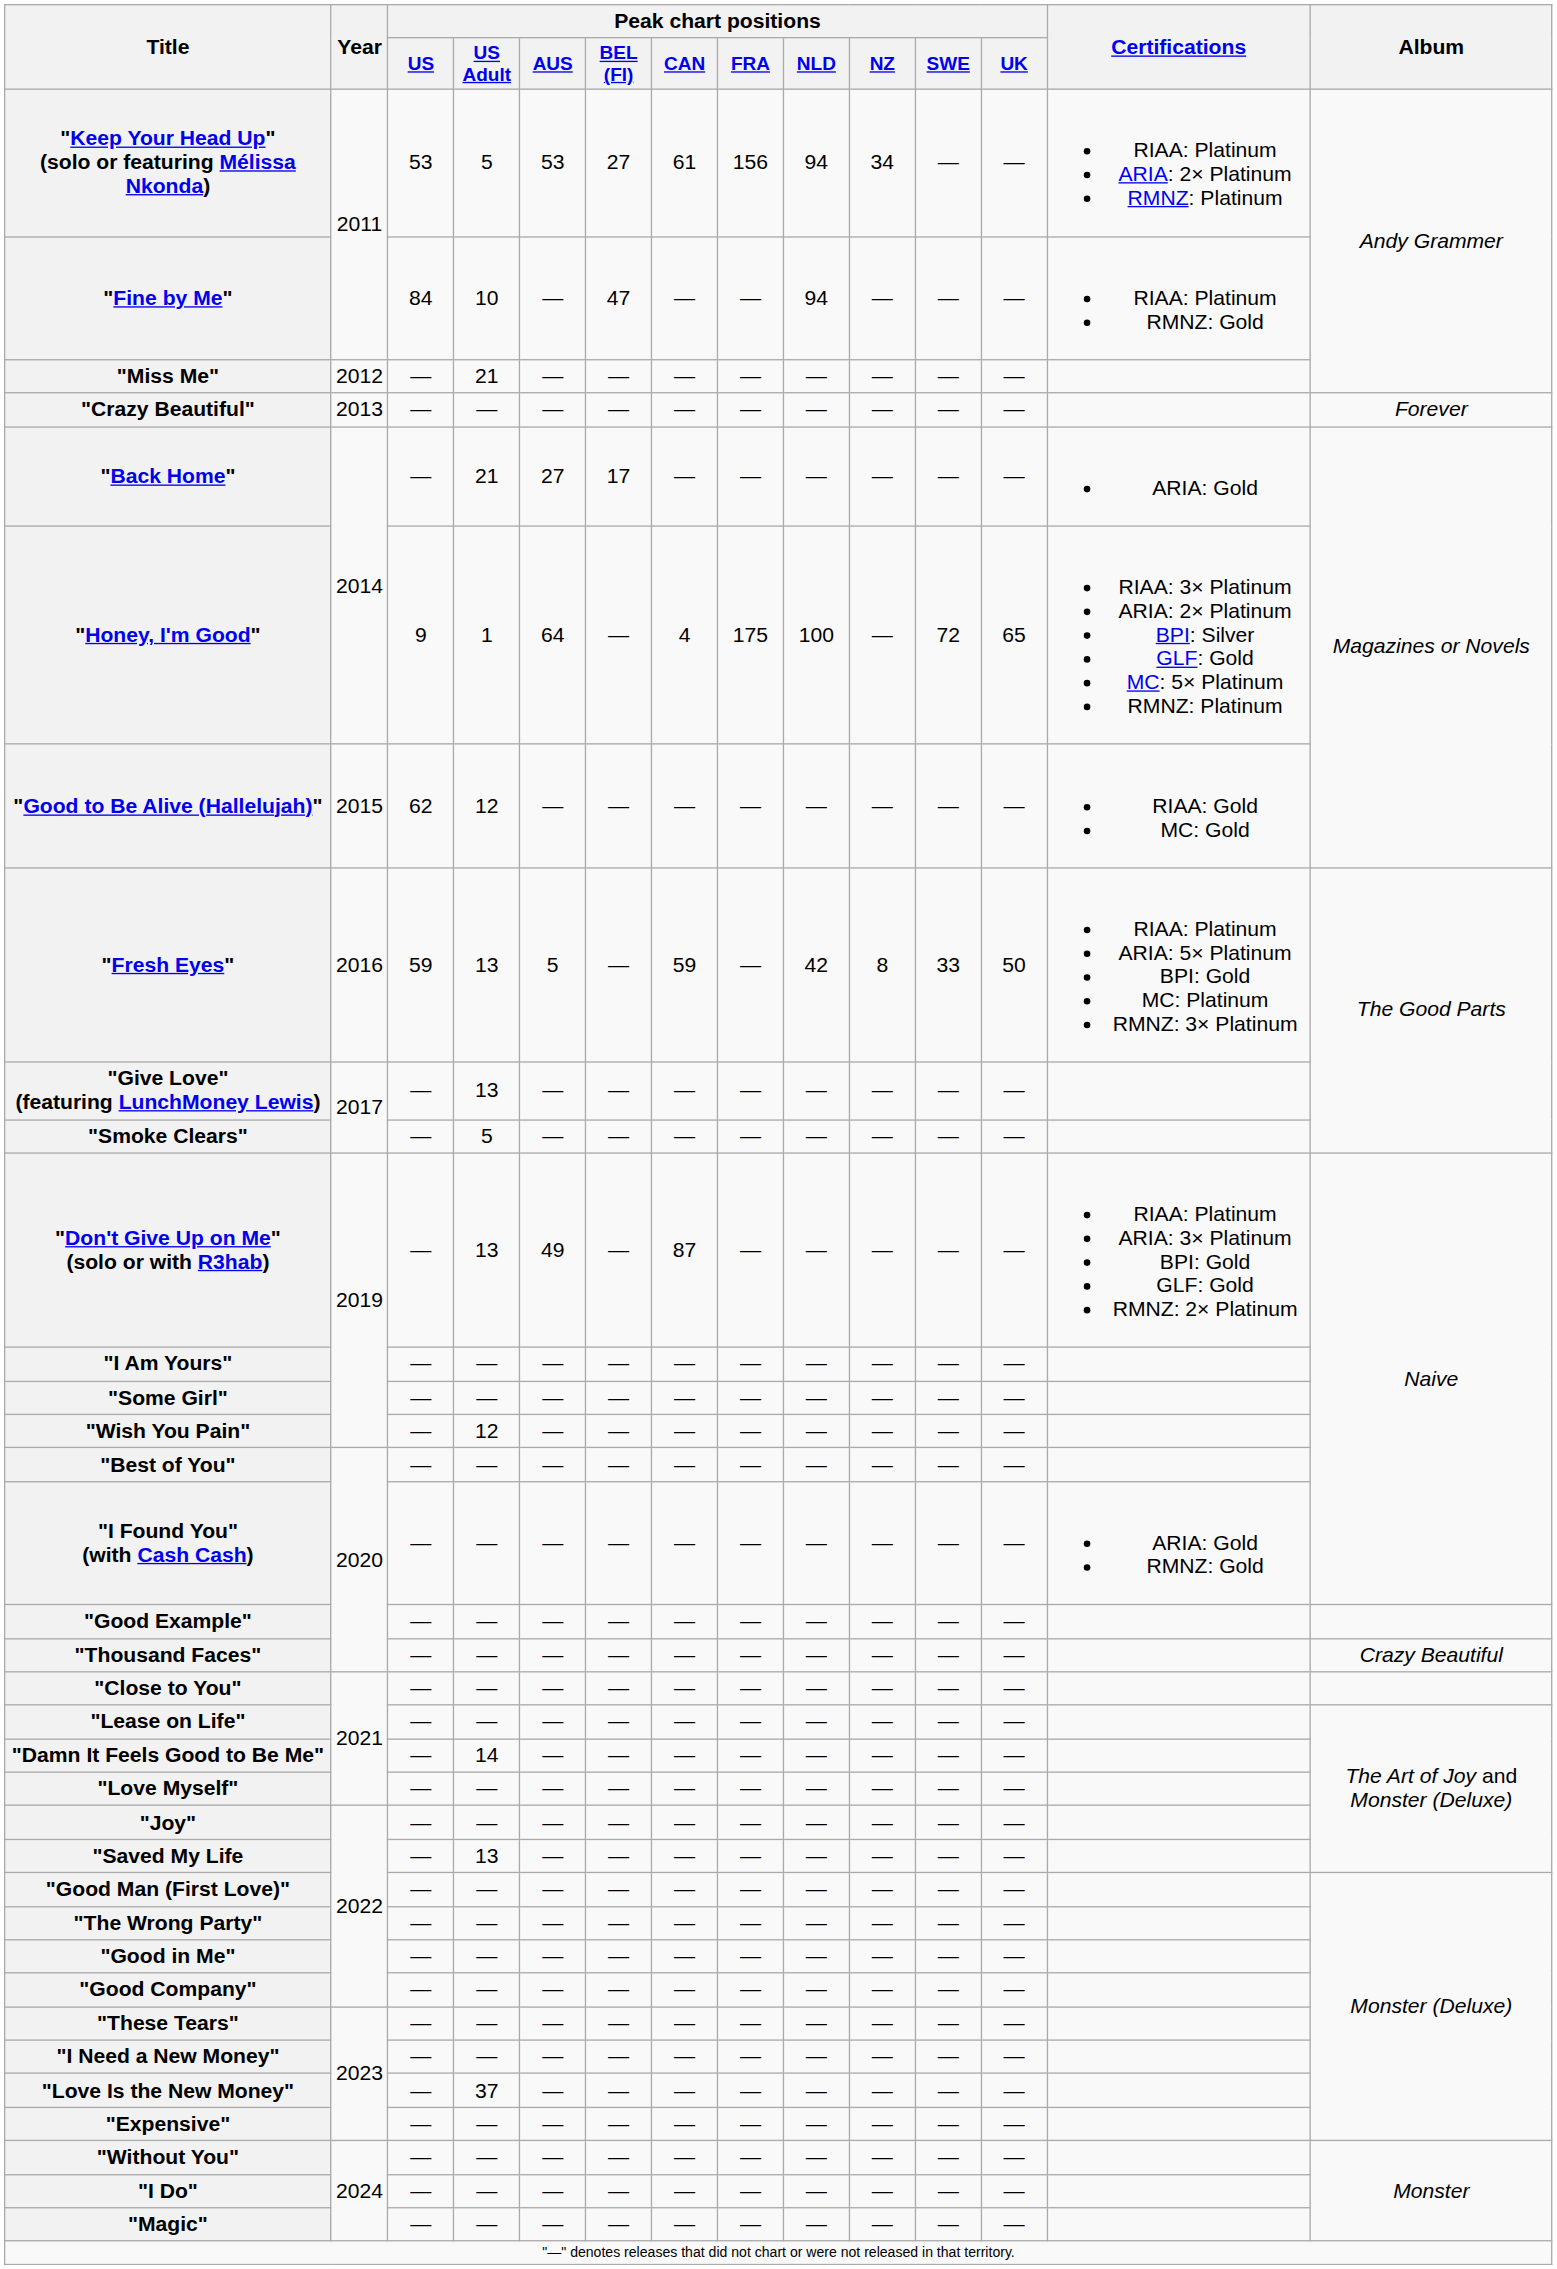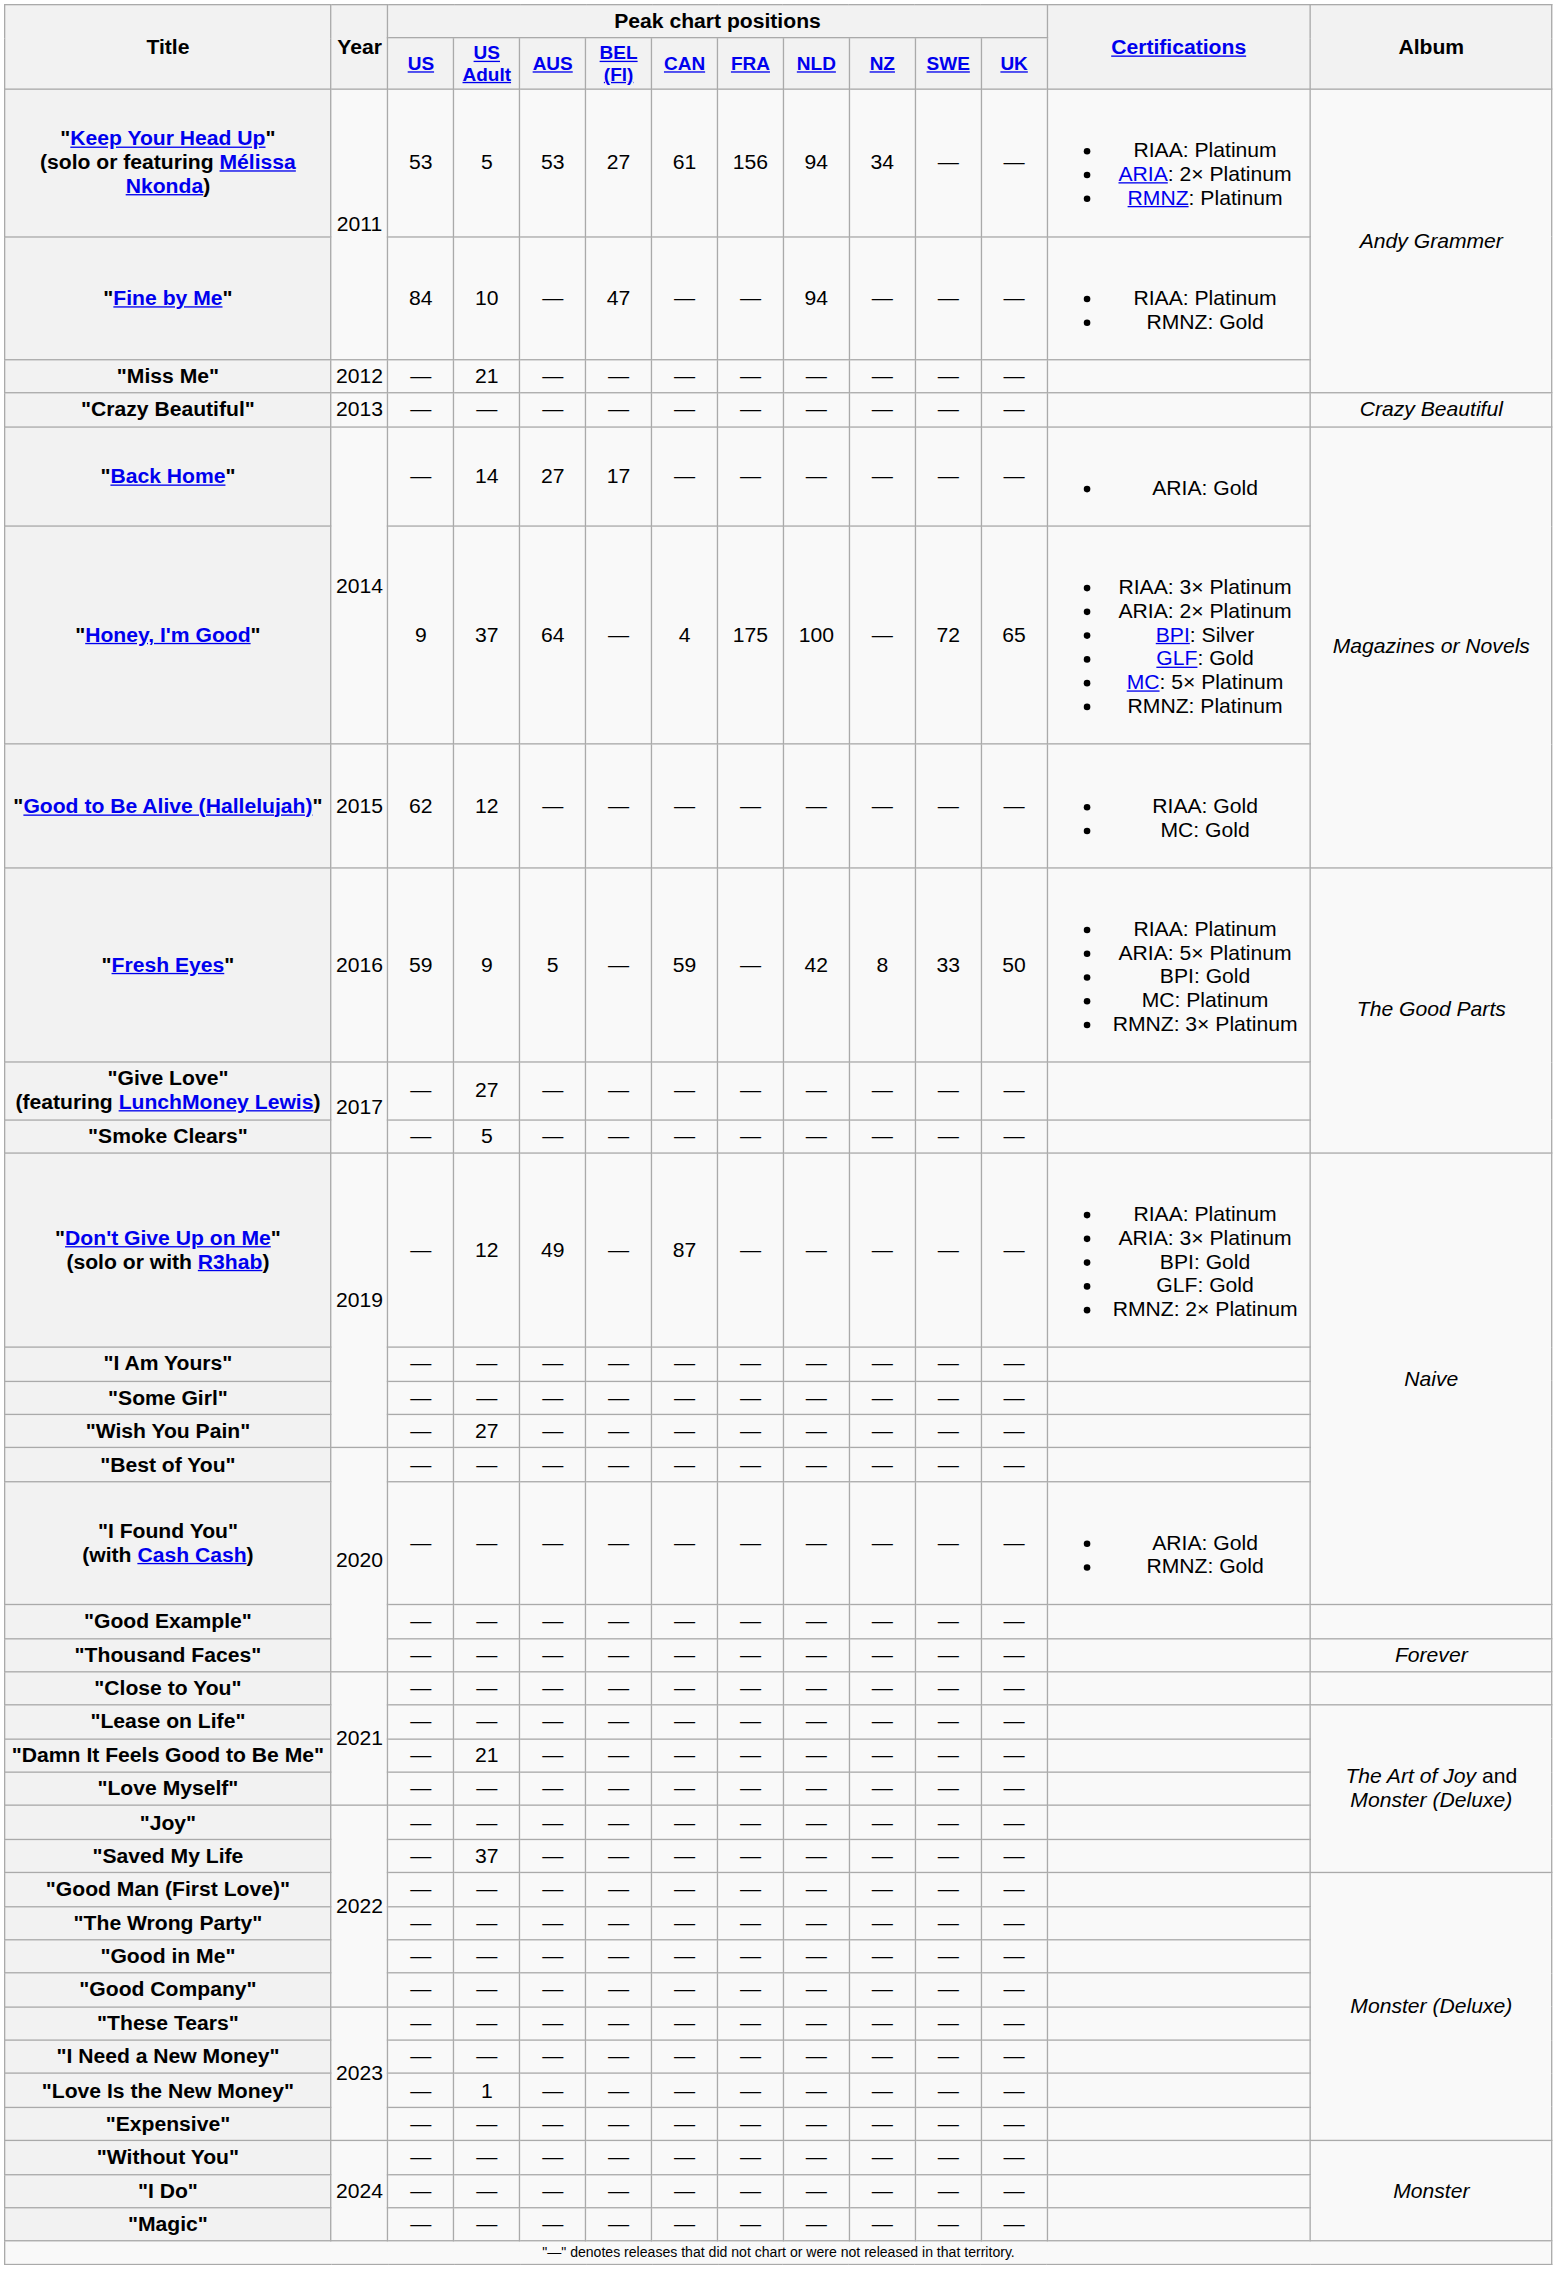(1431, 409) Forever -> (1431, 409) Crazy Beautiful
(487, 476) 21 -> (487, 476) 14
(487, 635) 1 -> (487, 635) 37
(487, 964) 13 -> (487, 964) 9
(487, 1090) 13 -> (487, 1090) 27
(487, 1250) 13 -> (487, 1250) 12
(487, 1431) 12 -> (487, 1431) 27
(1431, 1654) Crazy Beautiful -> (1431, 1654) Forever
(487, 1755) 14 -> (487, 1755) 21
(487, 1855) 13 -> (487, 1855) 37
(487, 2090) 37 -> (487, 2090) 1
